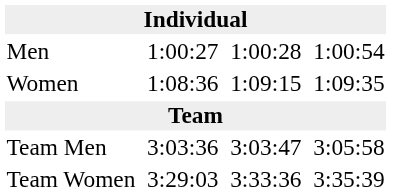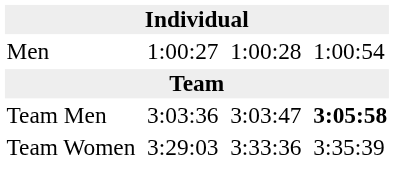- row: (42, 83)
(349, 147) normal -> (350, 115) bold
